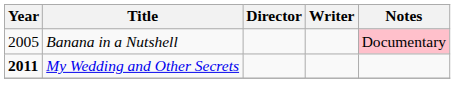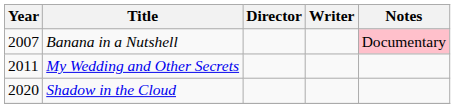(24, 41) 2005 -> (24, 41) 2007
(23, 66) bold -> (23, 66) normal
+ row: (111, 90)
